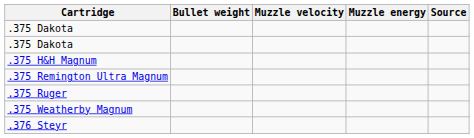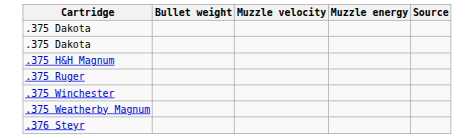- row: (88, 77)
+ row: (70, 93)
